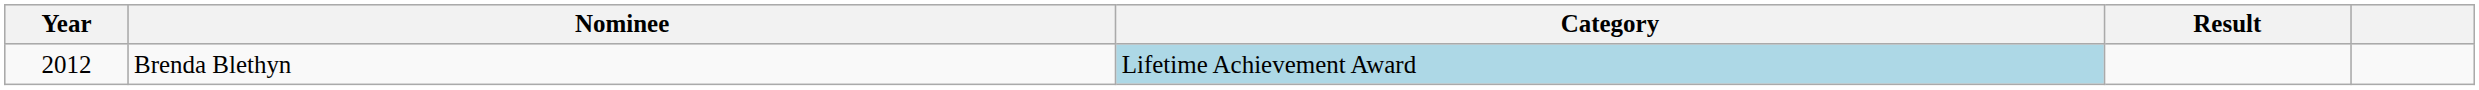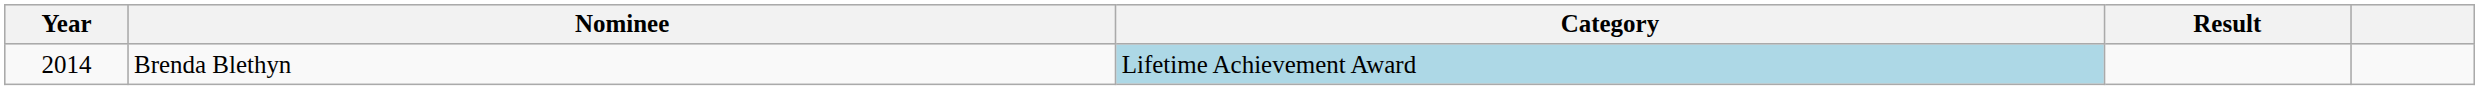(66, 63) 2012 -> (66, 63) 2014
